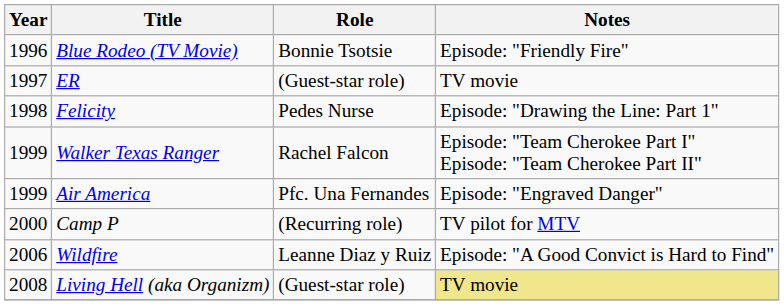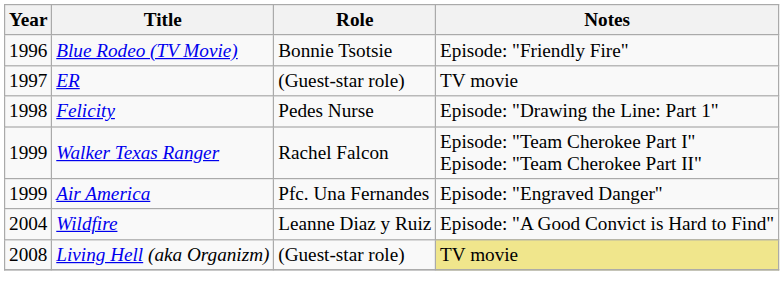- row: (87, 224)
(28, 254) 2006 -> (28, 224) 2004
